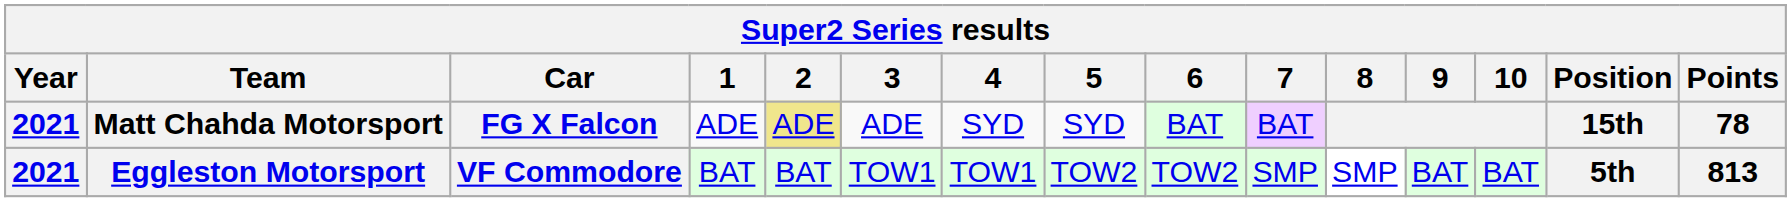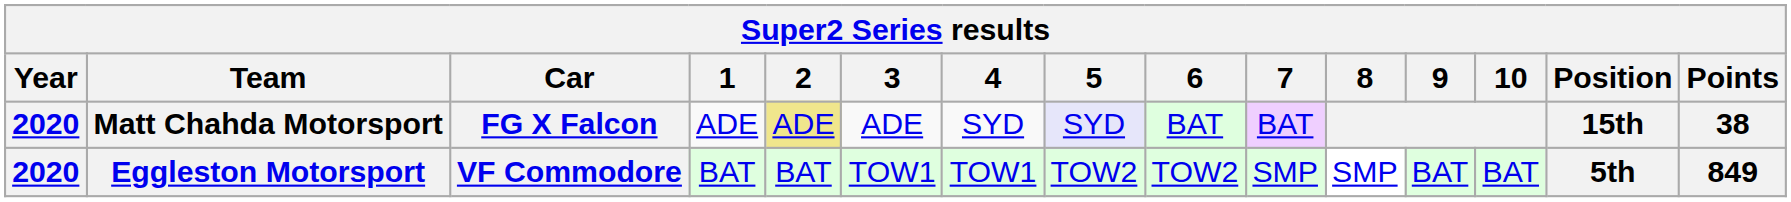(46, 125) 2021 -> (46, 125) 2020
(1094, 125) no background -> (1094, 125) lavender background
(1733, 125) 78 -> (1733, 125) 38
(46, 173) 2021 -> (46, 173) 2020
(1733, 173) 813 -> (1733, 173) 849
